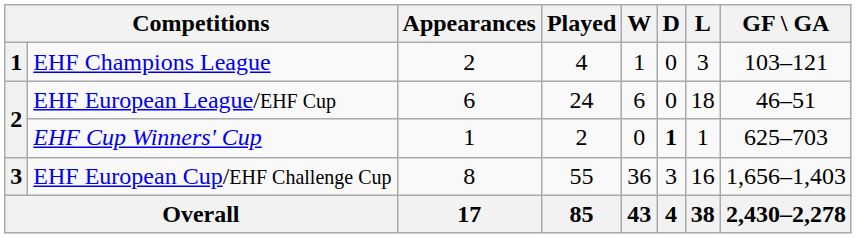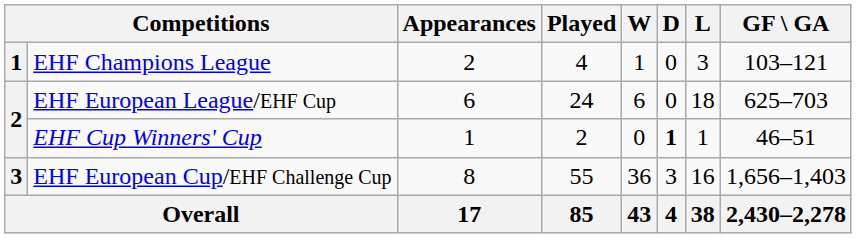(786, 99) 46–51 -> (786, 99) 625–703
(786, 137) 625–703 -> (786, 137) 46–51
